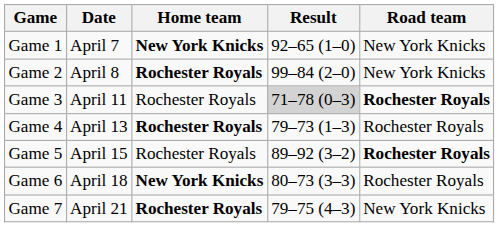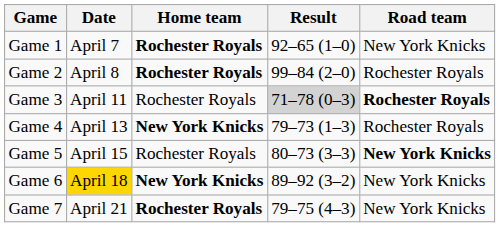(199, 45) New York Knicks -> (199, 45) Rochester Royals
(424, 72) New York Knicks -> (423, 72) Rochester Royals
(199, 126) Rochester Royals -> (199, 126) New York Knicks
(313, 153) 89–92 (3–2) -> (313, 153) 80–73 (3–3)
(427, 153) Rochester Royals -> (427, 153) New York Knicks
(99, 180) no background -> (99, 180) gold background
(313, 180) 80–73 (3–3) -> (313, 180) 89–92 (3–2)
(423, 180) Rochester Royals -> (424, 180) New York Knicks
